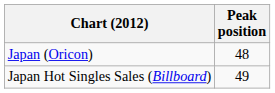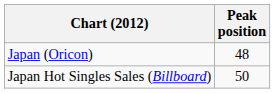(242, 76) 49 -> (242, 76) 50
